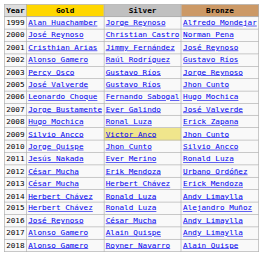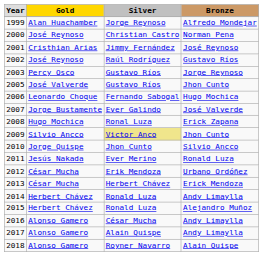(58, 60) Alonso Gamero -> (56, 60) José Reynoso
(56, 221) José Reynoso -> (58, 221) Alonso Gamero
